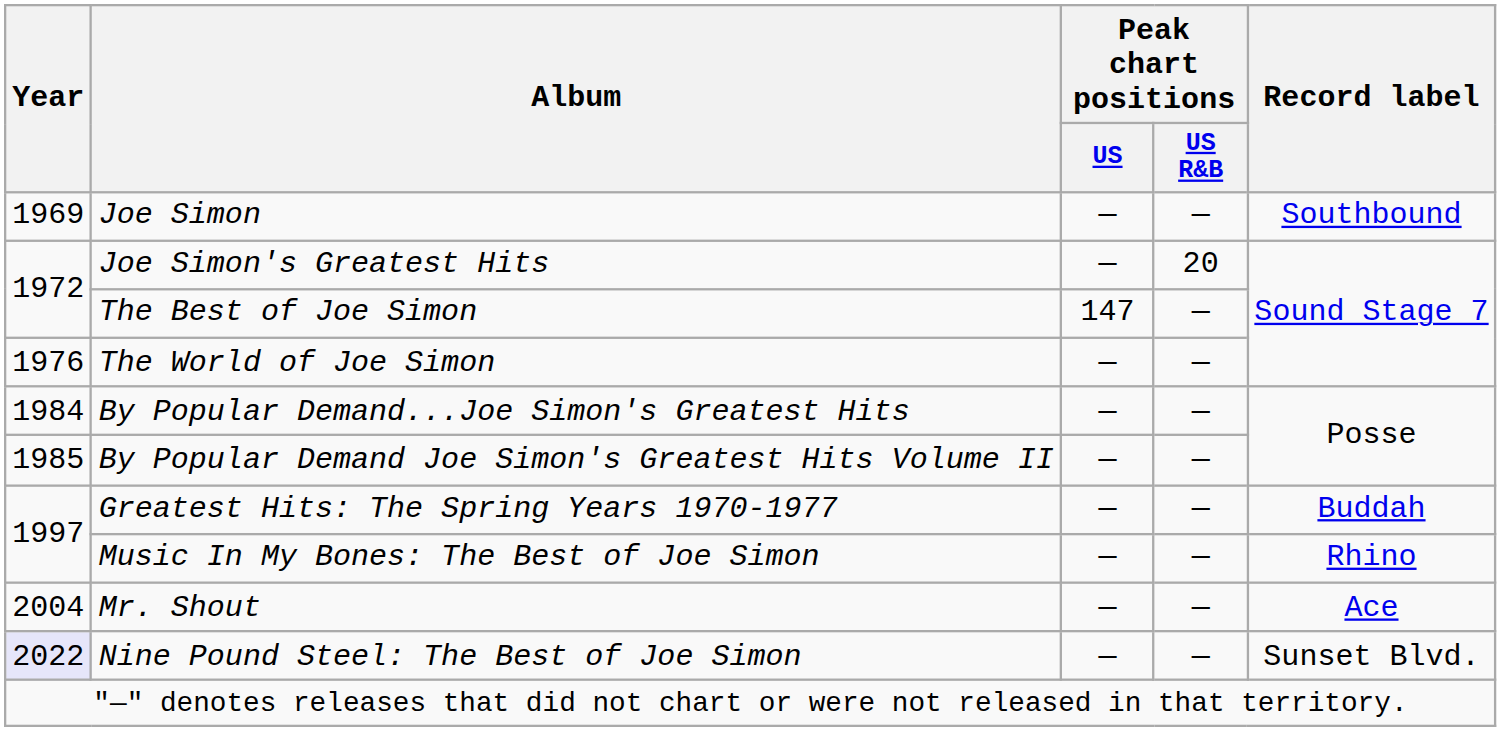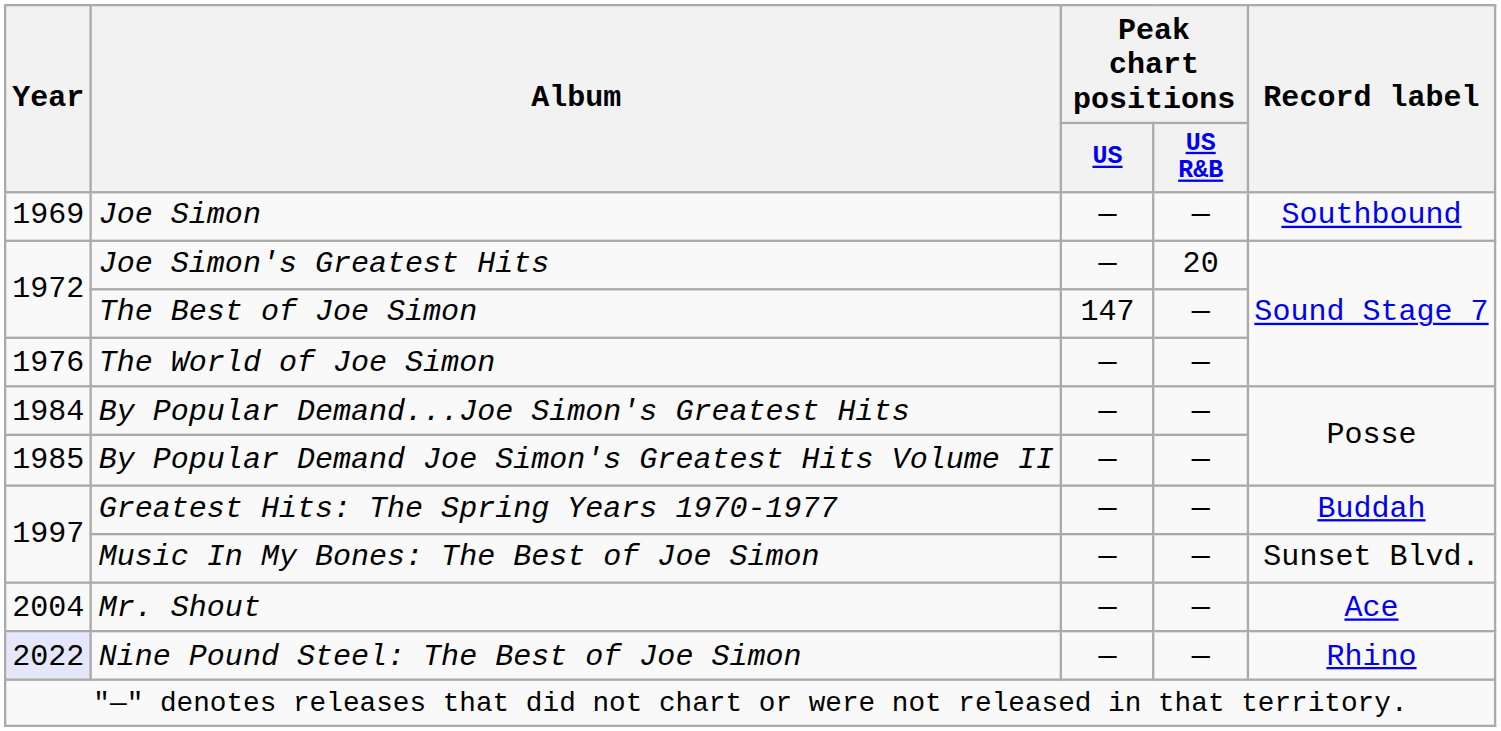(1372, 558) Rhino -> (1371, 558) Sunset Blvd.
(1371, 656) Sunset Blvd. -> (1372, 656) Rhino
